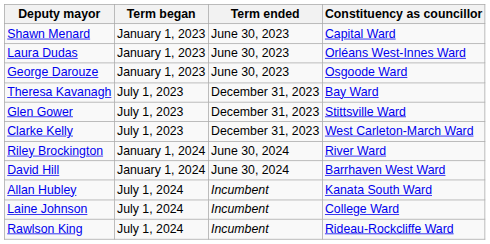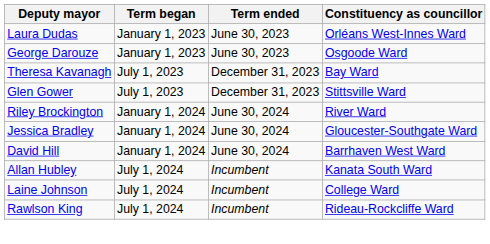- row: (49, 33)
- row: (40, 131)
+ row: (50, 131)
